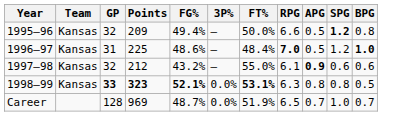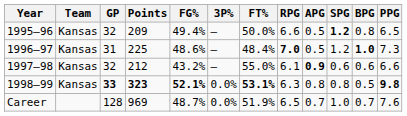+ column: (390, 13)
